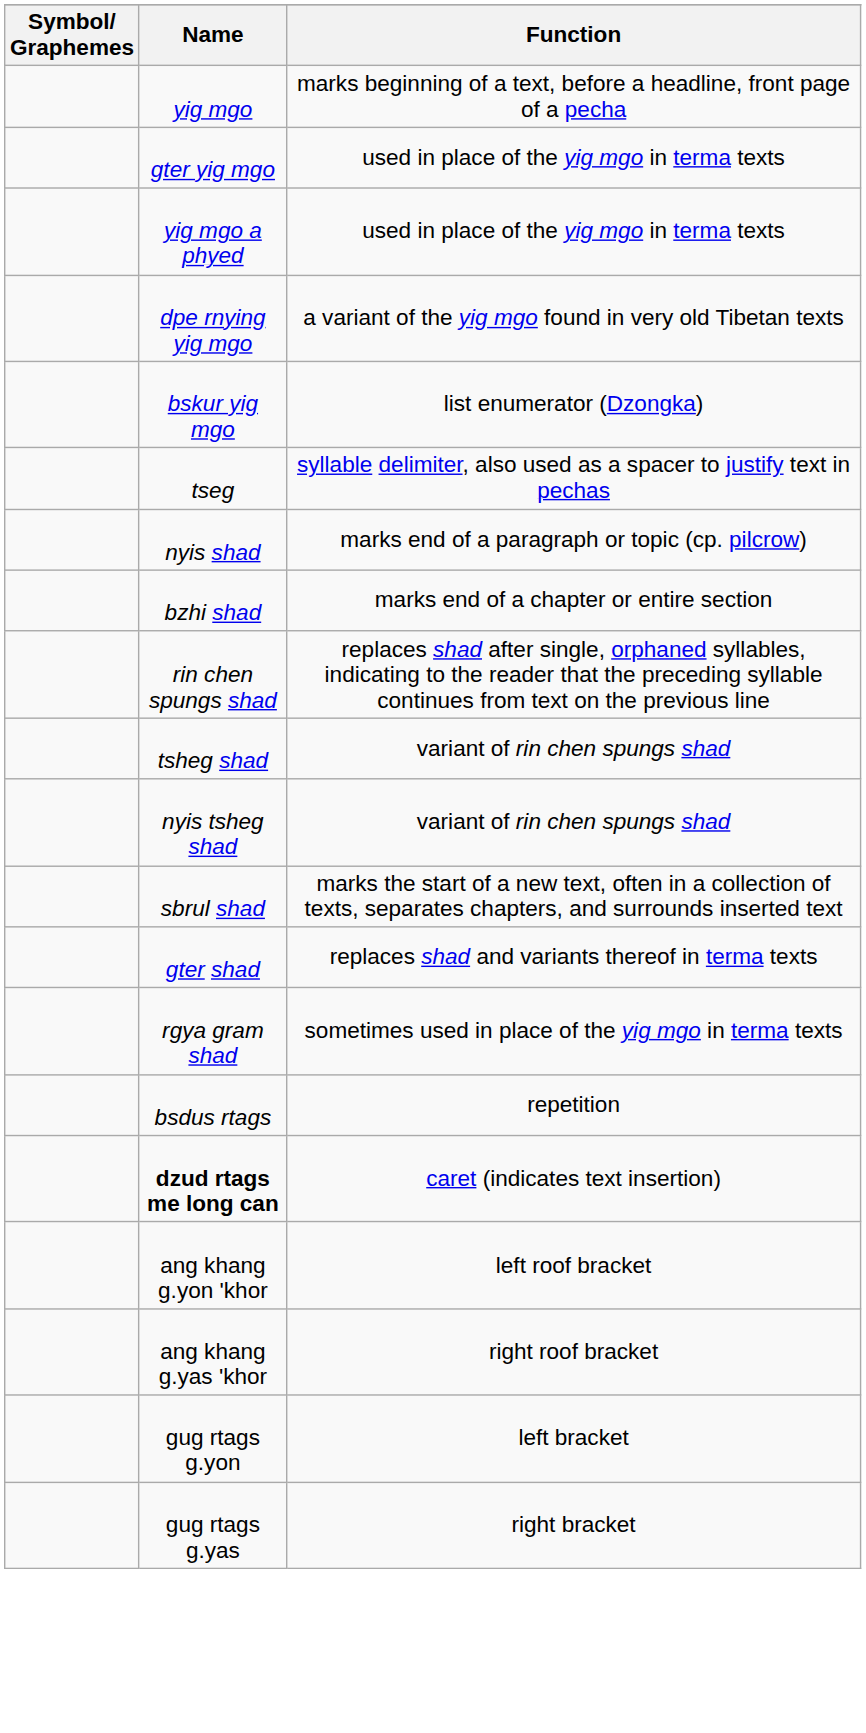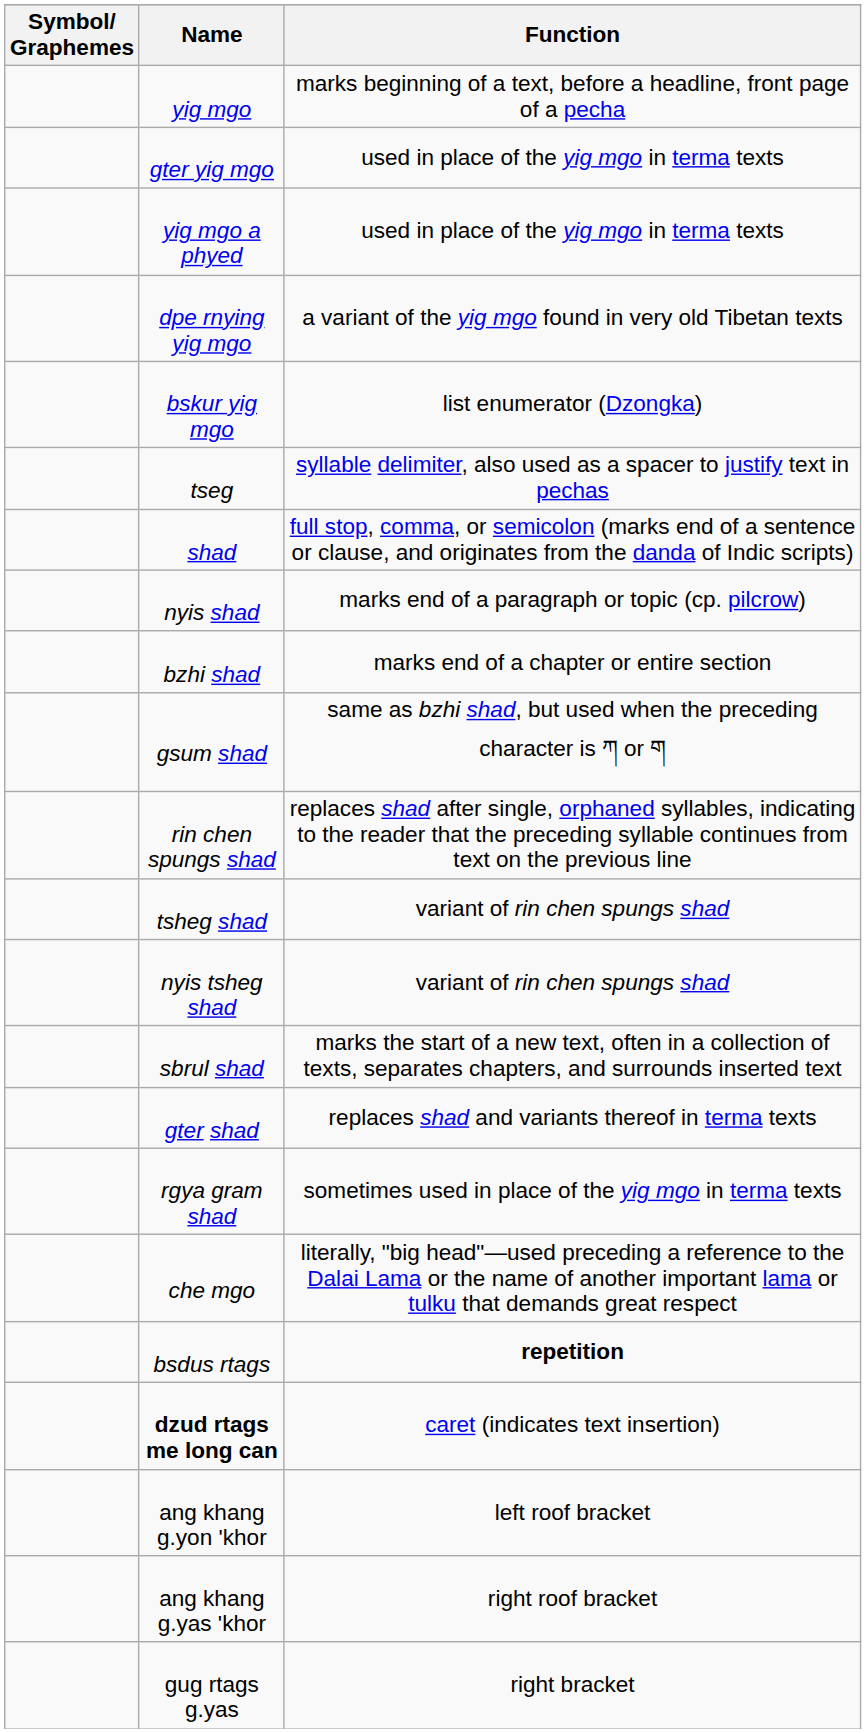+ row: (212, 552)
+ row: (212, 754)
+ row: (212, 1290)
(574, 1104) normal -> (573, 1351) bold
- row: (213, 1450)
